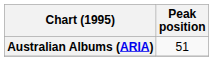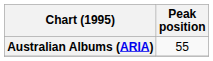(182, 46) 51 -> (182, 46) 55
